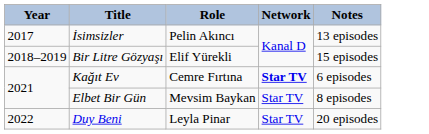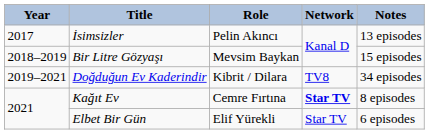(200, 56) Elif Yürekli -> (256, 56) Mevsim Baykan
+ row: (140, 77)
(344, 77) 6 episodes -> (387, 98) 8 episodes
(212, 98) Mevsim Baykan -> (244, 118) Elif Yürekli
(344, 98) 8 episodes -> (387, 118) 6 episodes
- row: (97, 118)
